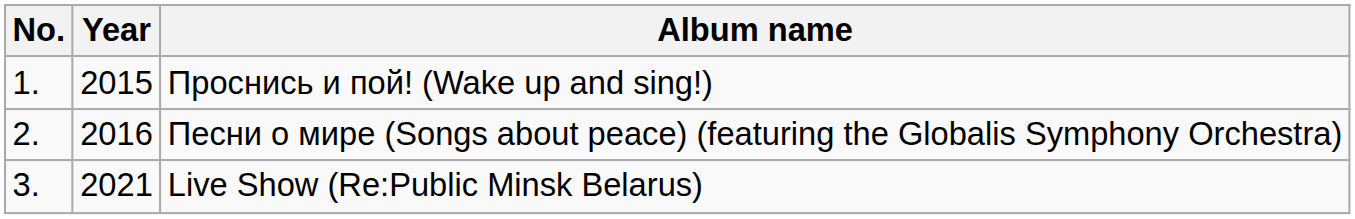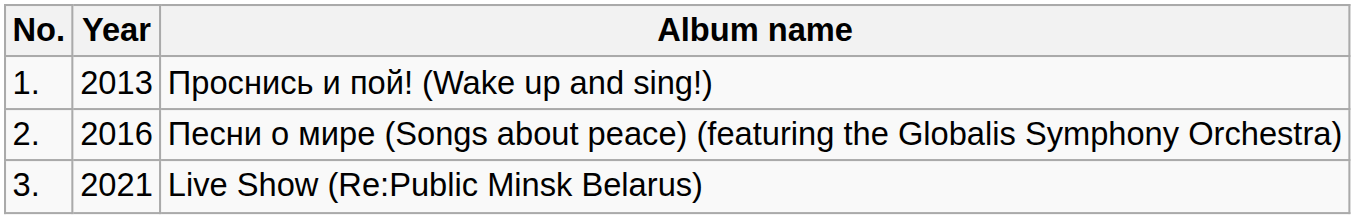(116, 82) 2015 -> (116, 82) 2013
